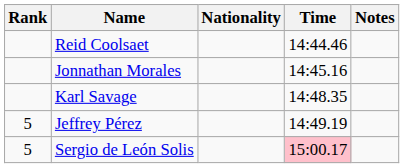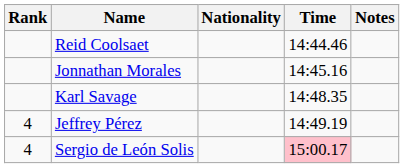(28, 123) 5 -> (28, 123) 4
(28, 149) 5 -> (28, 149) 4
